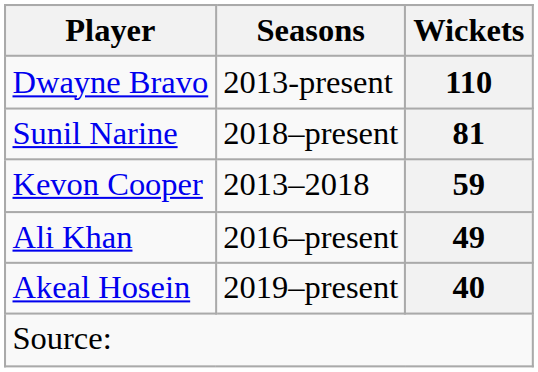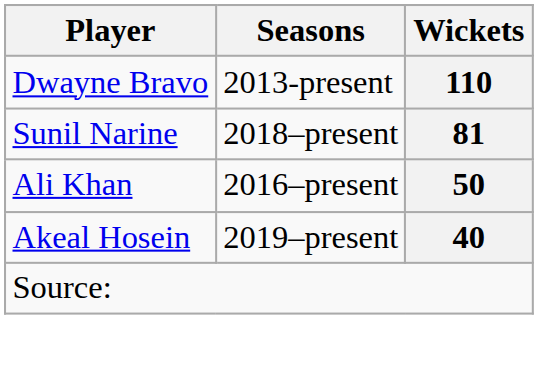- row: (108, 184)
(469, 236) 49 -> (469, 184) 50
